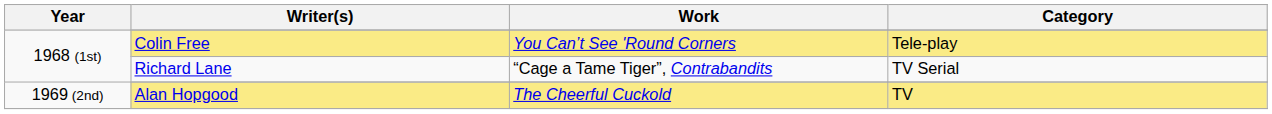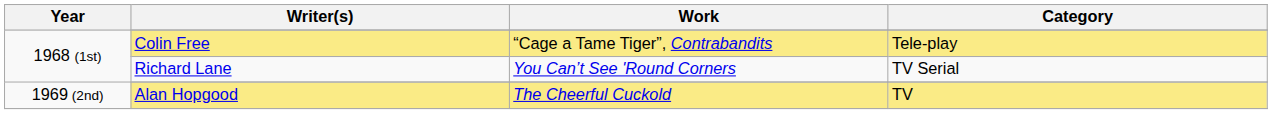(625, 43) You Can’t See 'Round Corners -> (643, 43) “Cage a Tame Tiger”, Contrabandits
(643, 69) “Cage a Tame Tiger”, Contrabandits -> (625, 69) You Can’t See 'Round Corners
